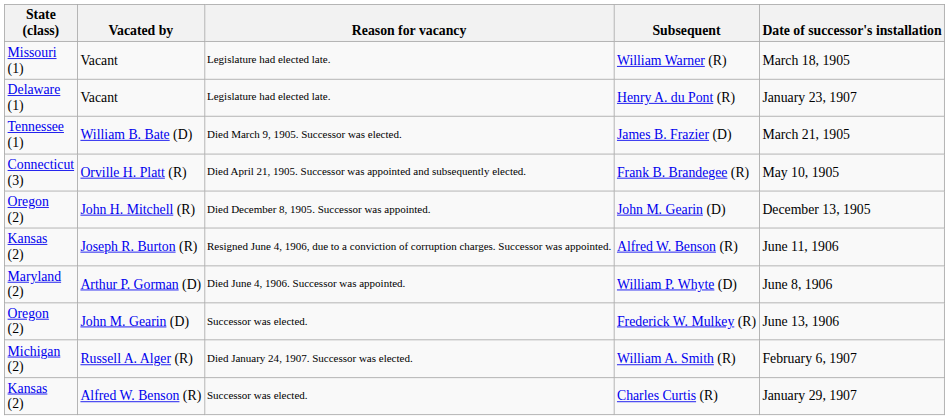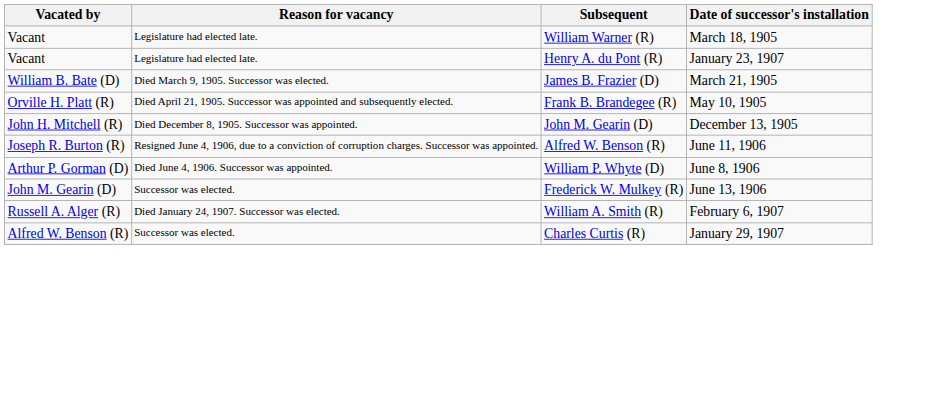- column: (41, 23)
